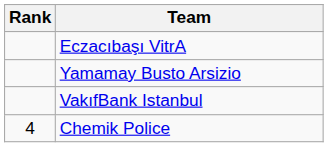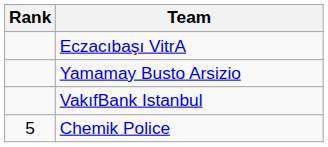(30, 127) 4 -> (30, 127) 5
